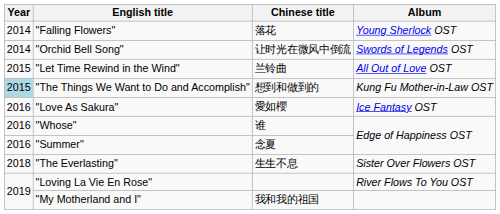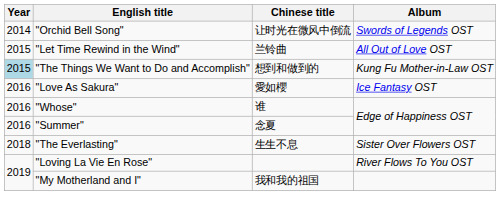- row: (75, 31)
